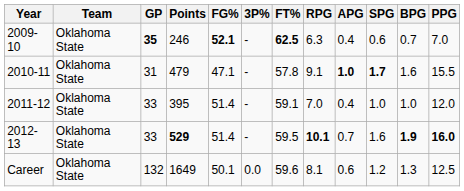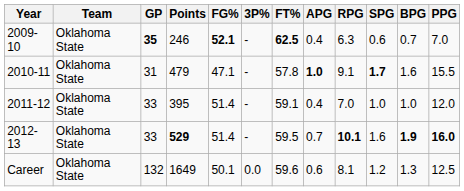columns swapped: (319, 14) <-> (351, 14)
